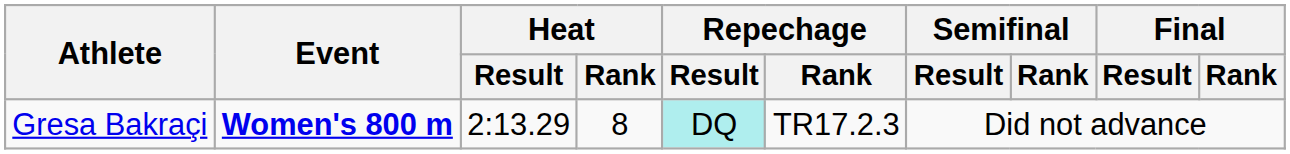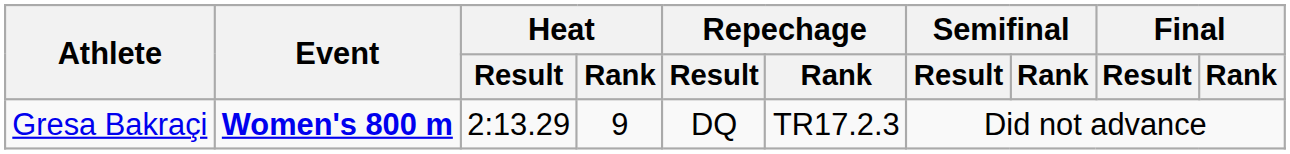(620, 124) 8 -> (620, 124) 9
(714, 124) paleturquoise background -> (714, 124) no background
